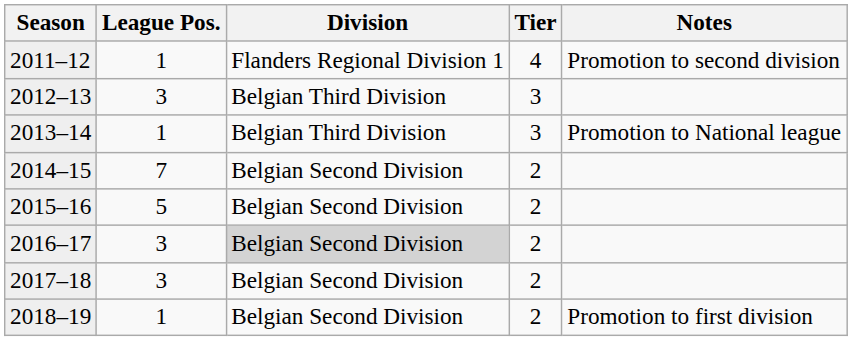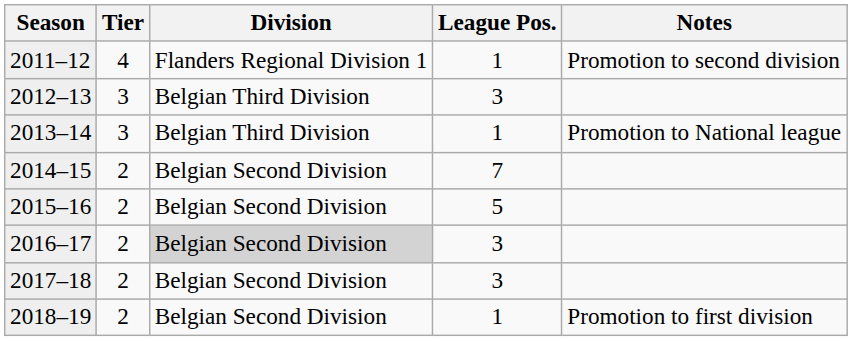columns swapped: (536, 22) <-> (161, 22)
